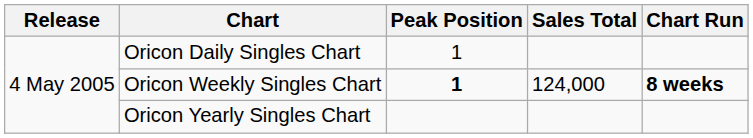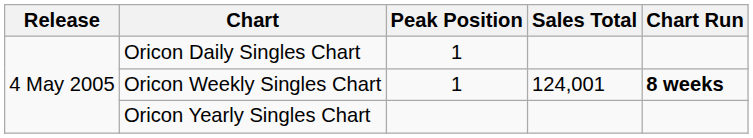(457, 84) bold -> (457, 84) normal
(568, 84) 124,000 -> (568, 84) 124,001
